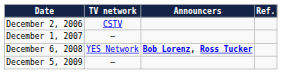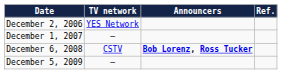(113, 24) CSTV -> (113, 24) YES Network
(113, 50) YES Network -> (113, 50) CSTV
